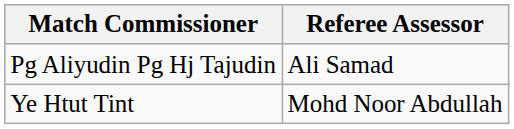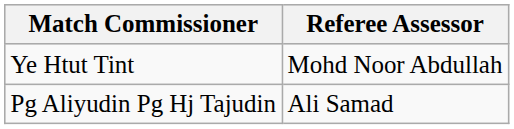rows swapped: (72, 103) <-> (143, 63)
